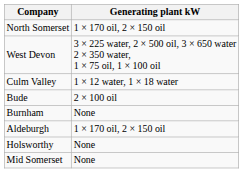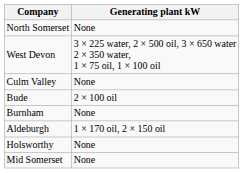(120, 28) 1 × 170 oil, 2 × 150 oil -> (84, 28) None
(126, 81) 1 × 12 water, 1 × 18 water -> (84, 81) None
